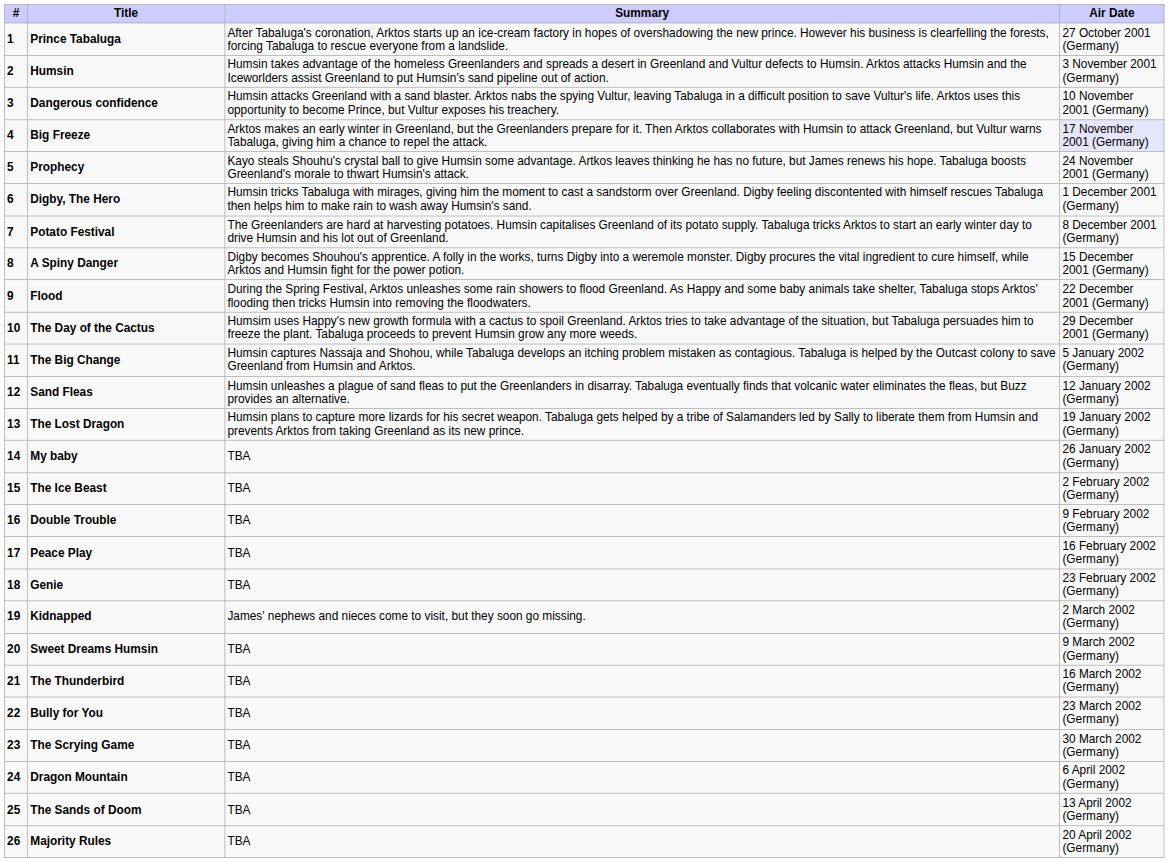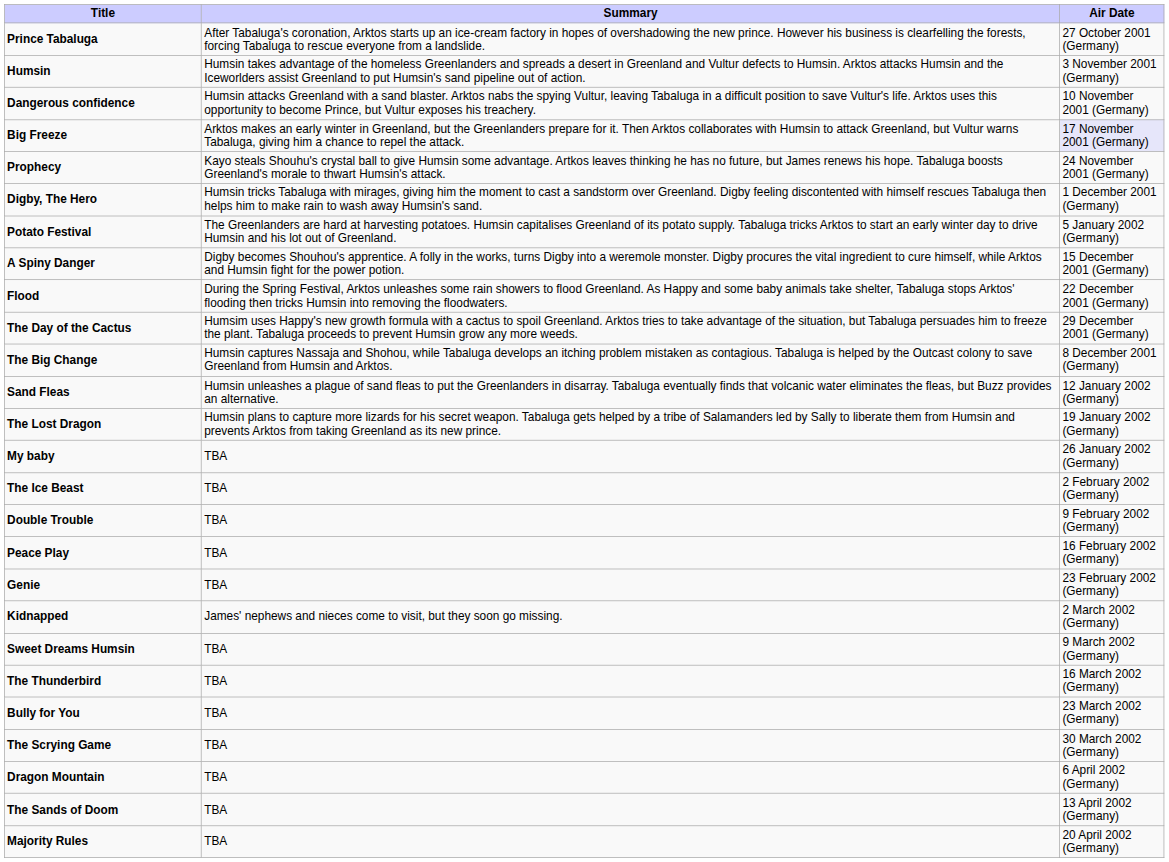- column: (16, 13)
(1109, 231) 8 December 2001 (Germany) -> (1103, 231) 5 January 2002 (Germany)
(1103, 360) 5 January 2002 (Germany) -> (1109, 360) 8 December 2001 (Germany)
